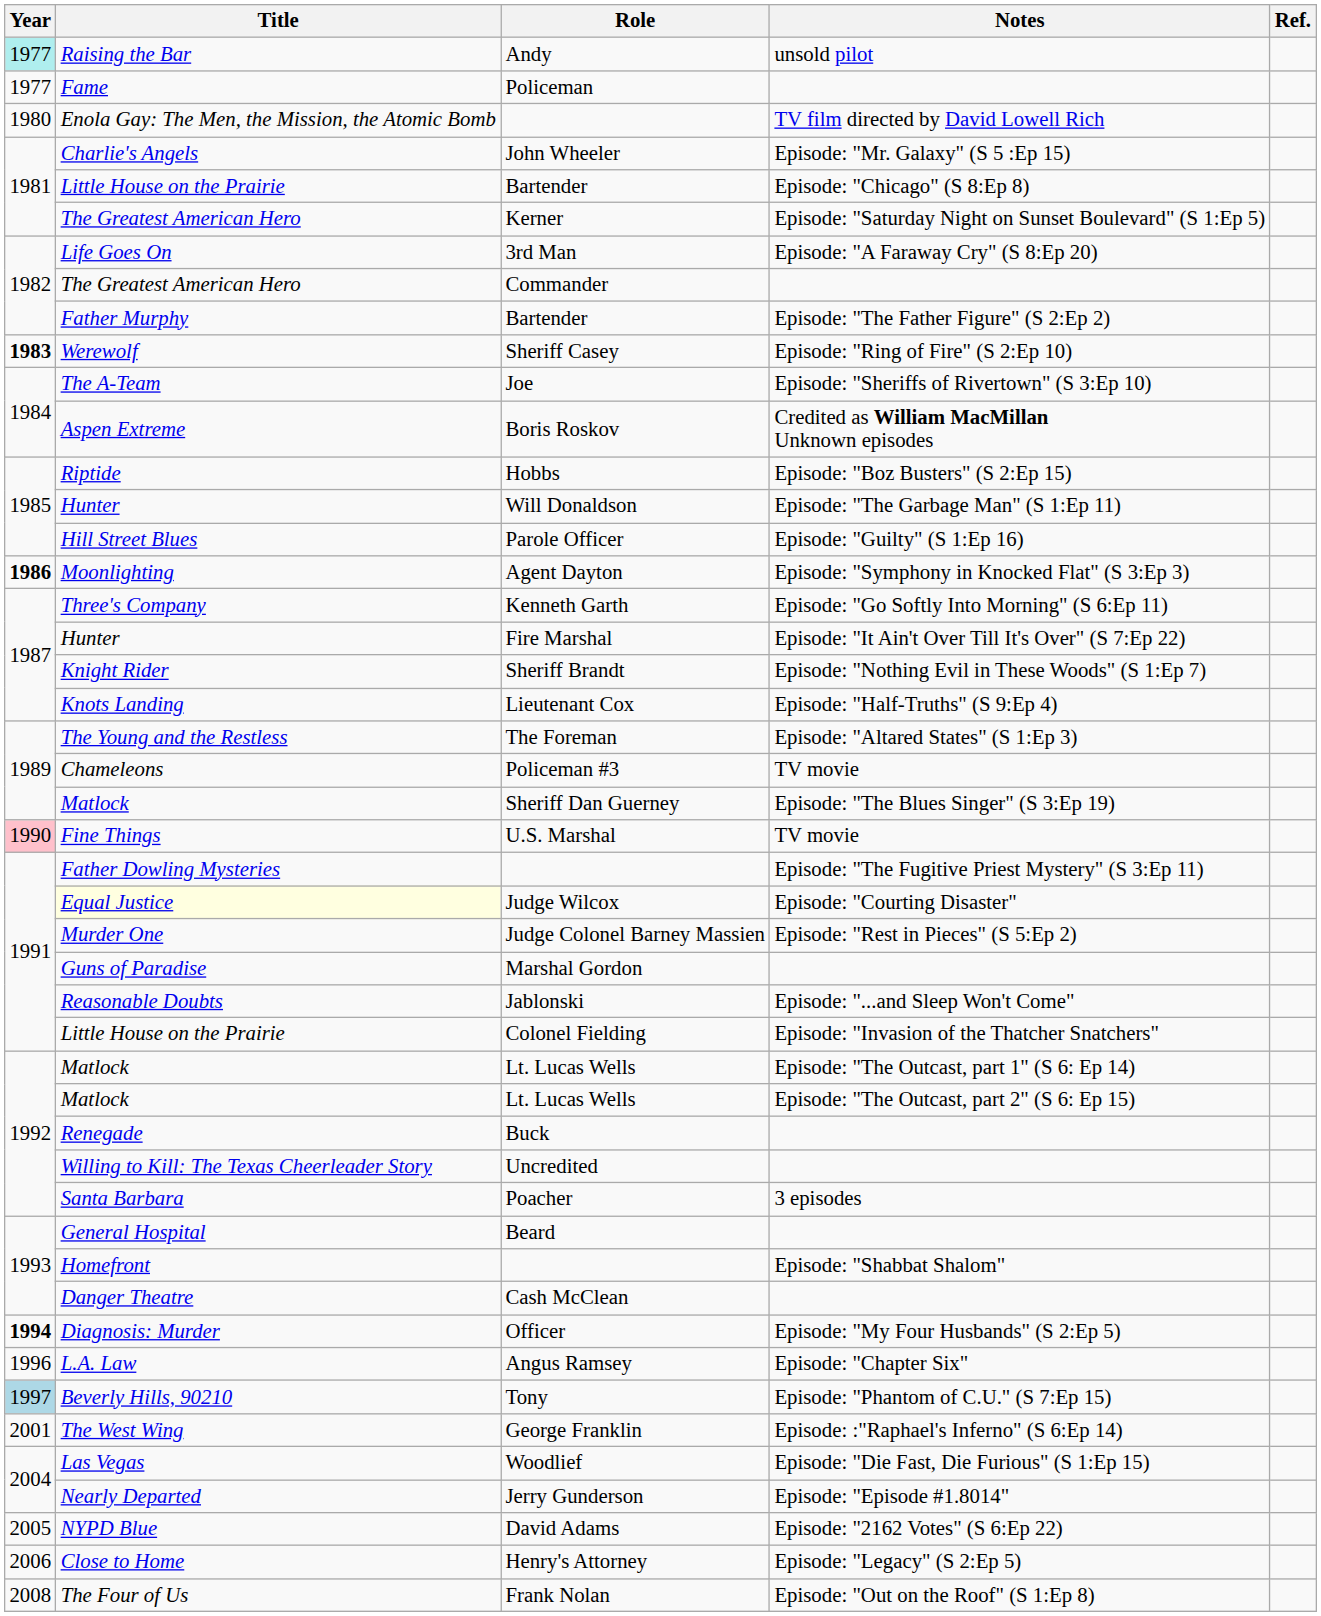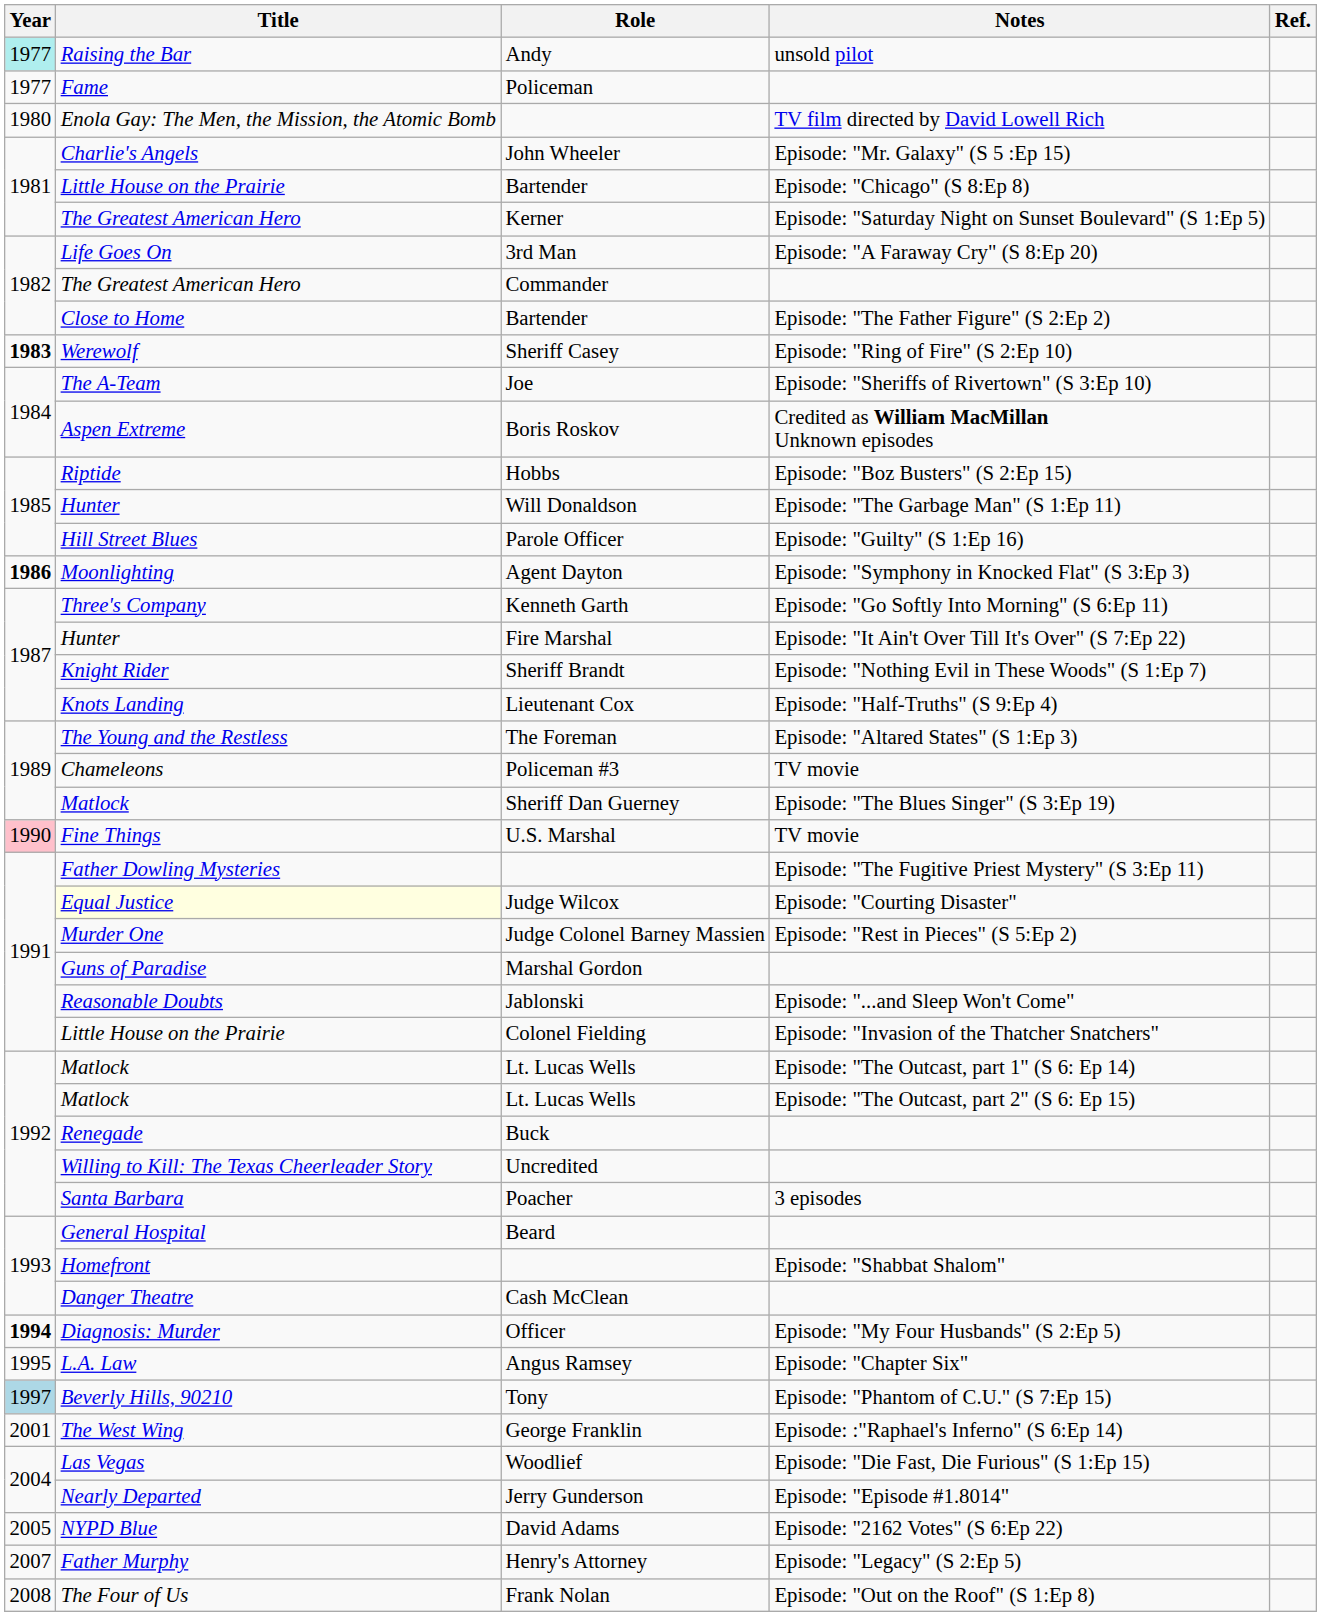(124, 317) Father Murphy -> (122, 317) Close to Home
(30, 1363) 1996 -> (30, 1363) 1995
(30, 1561) 2006 -> (30, 1561) 2007
(122, 1561) Close to Home -> (124, 1561) Father Murphy
